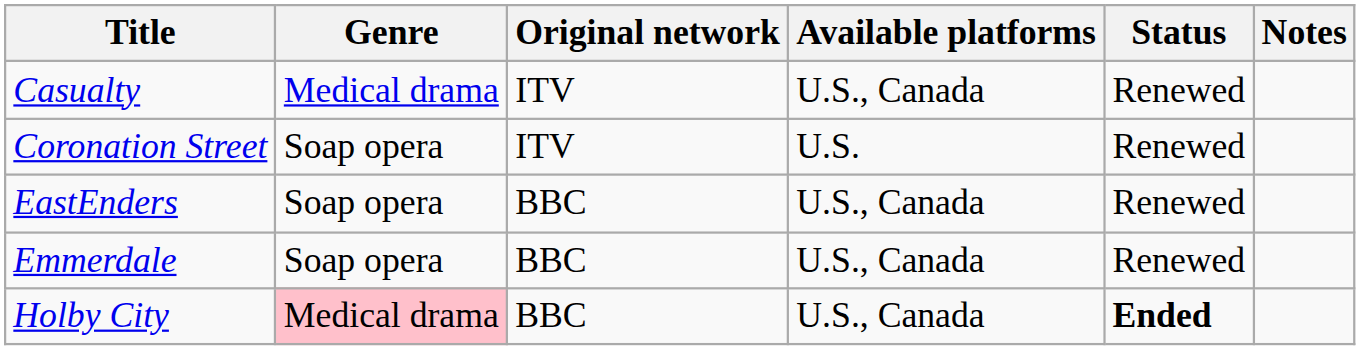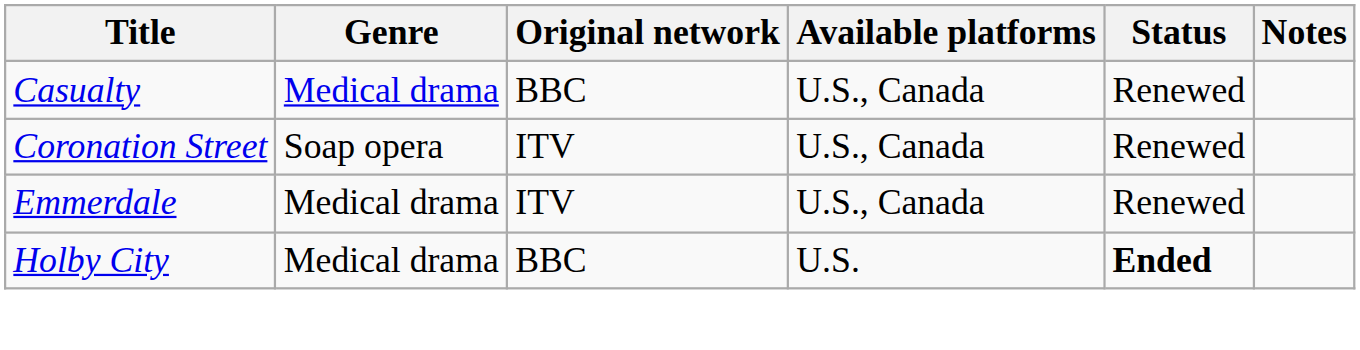(545, 89) ITV -> (551, 89) BBC
(828, 145) U.S. -> (890, 145) U.S., Canada
- row: (96, 202)
(364, 259) Soap opera -> (391, 202) Medical drama
(551, 259) BBC -> (545, 202) ITV
(391, 315) pink background -> (391, 259) no background
(890, 315) U.S., Canada -> (828, 259) U.S.
